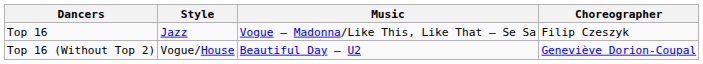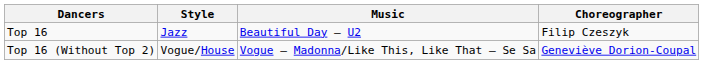(388, 32) Vogue — Madonna/Like This, Like That – Se Sa -> (300, 32) Beautiful Day – U2
(300, 50) Beautiful Day – U2 -> (388, 50) Vogue — Madonna/Like This, Like That – Se Sa
